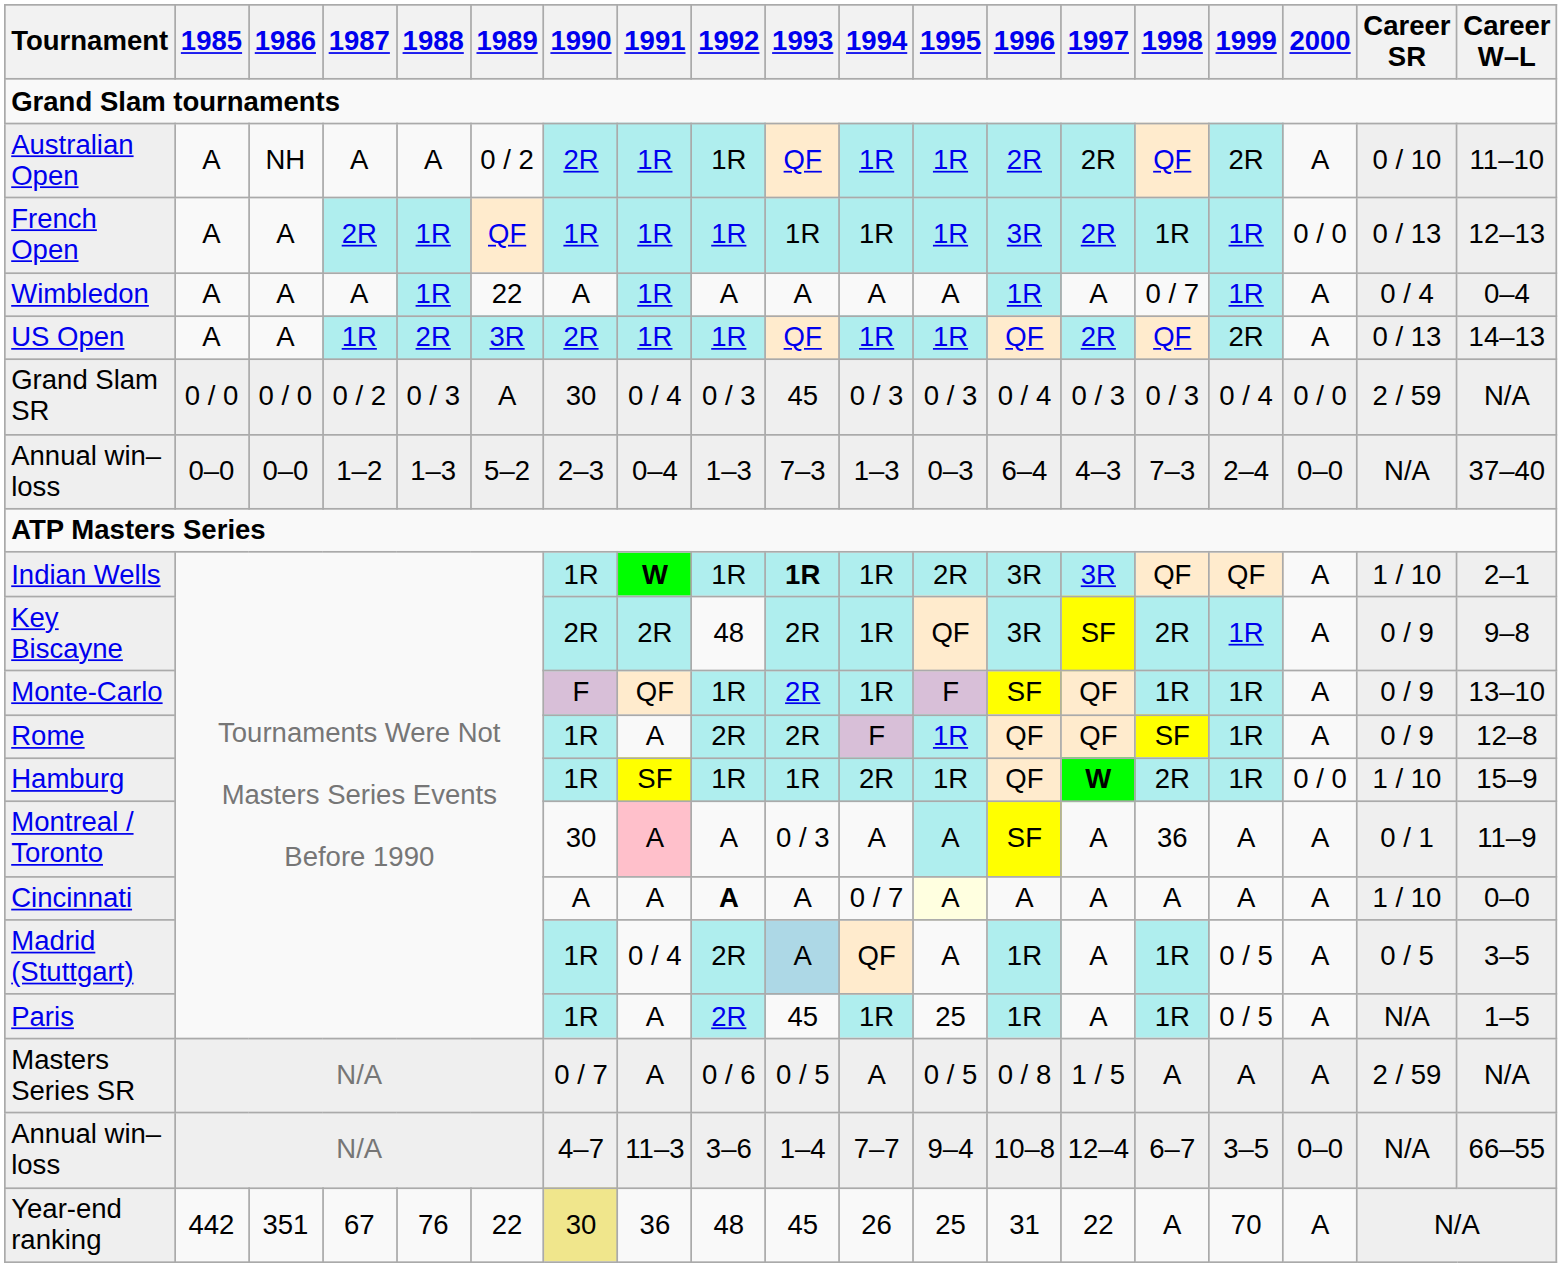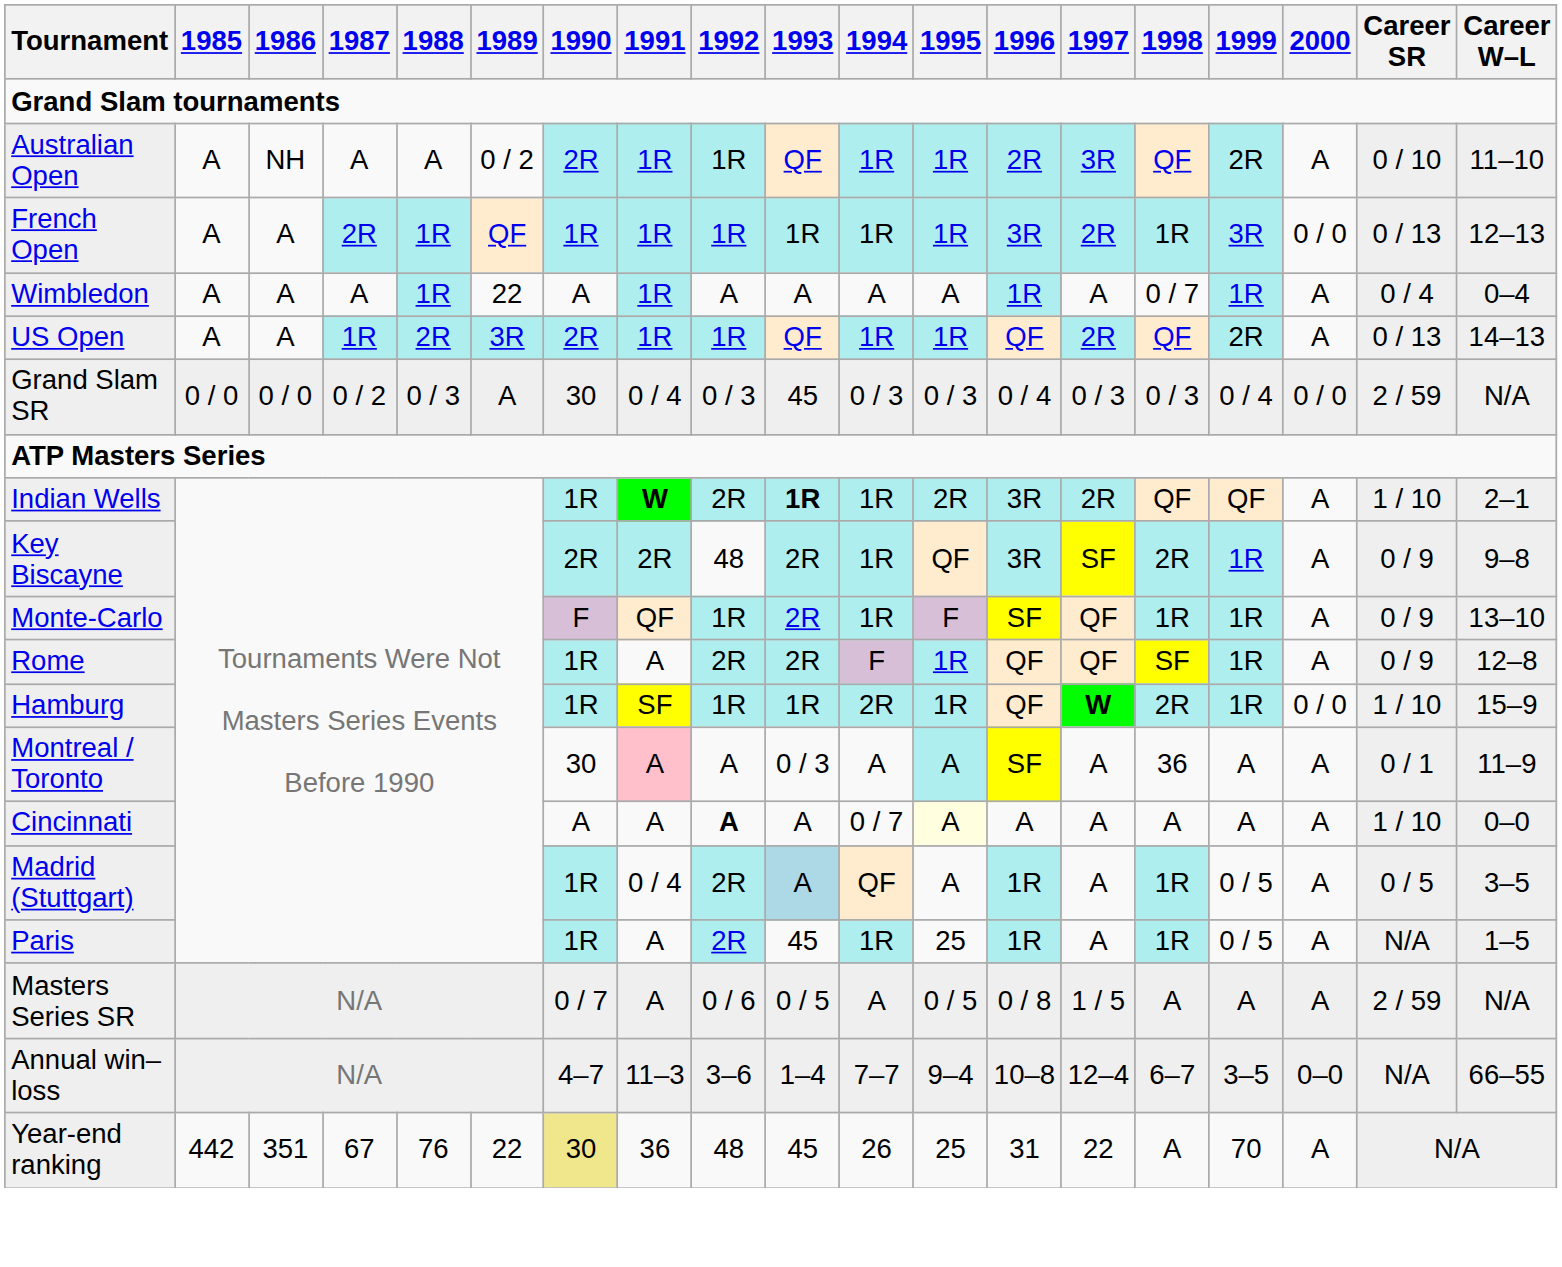(1098, 160) 2R -> (1098, 160) 3R
(1246, 234) 1R -> (1246, 234) 3R
- row: (86, 471)
(729, 573) 1R -> (729, 499) 2R
(1098, 573) 3R -> (1098, 499) 2R
